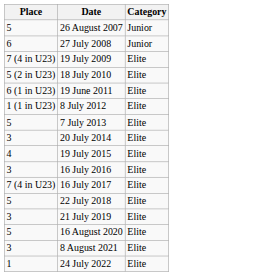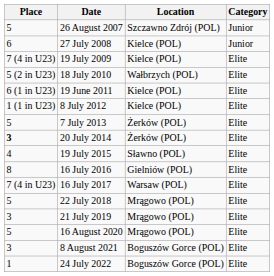+ column: (176, 12)
(9, 138) normal -> (9, 138) bold
(9, 169) 3 -> (9, 169) 8
